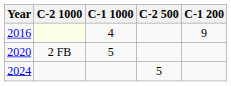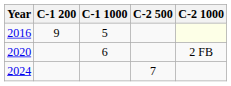columns swapped: (204, 14) <-> (60, 14)
(111, 33) 4 -> (105, 33) 5
(111, 52) 5 -> (105, 52) 6
(159, 71) 5 -> (153, 71) 7
